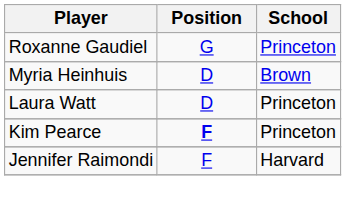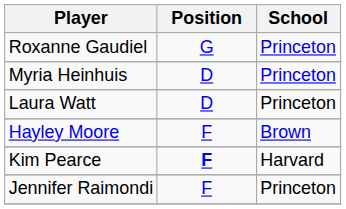(286, 75) Brown -> (298, 75) Princeton
+ row: (64, 132)
(298, 132) Princeton -> (292, 160) Harvard
(292, 160) Harvard -> (298, 189) Princeton
